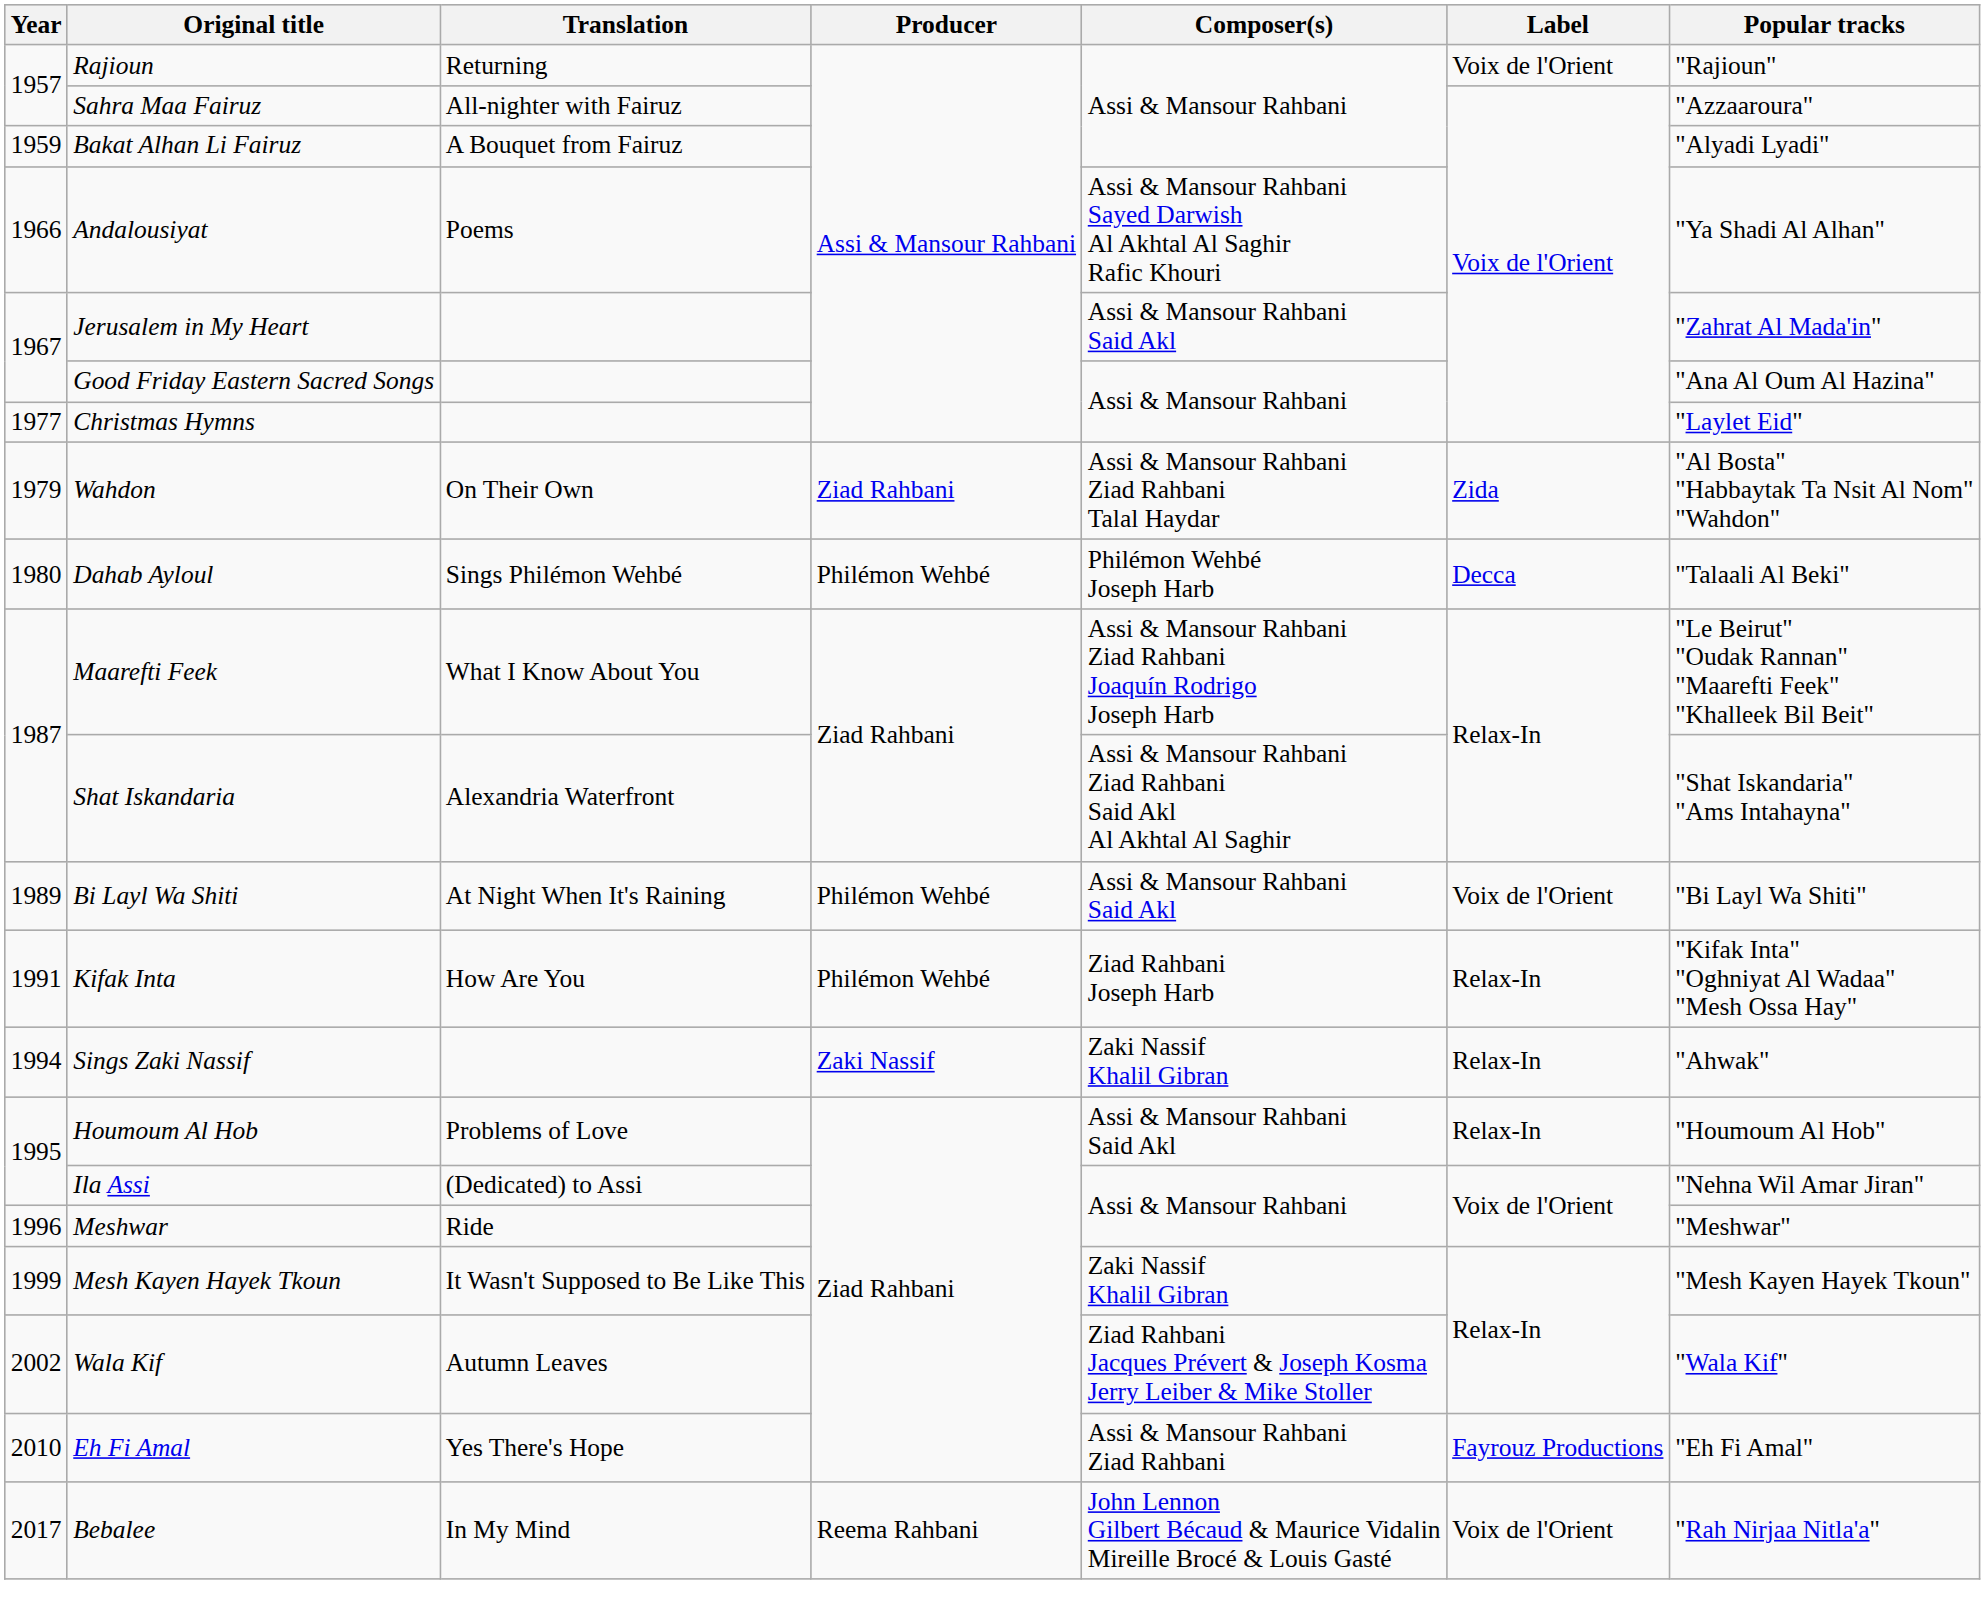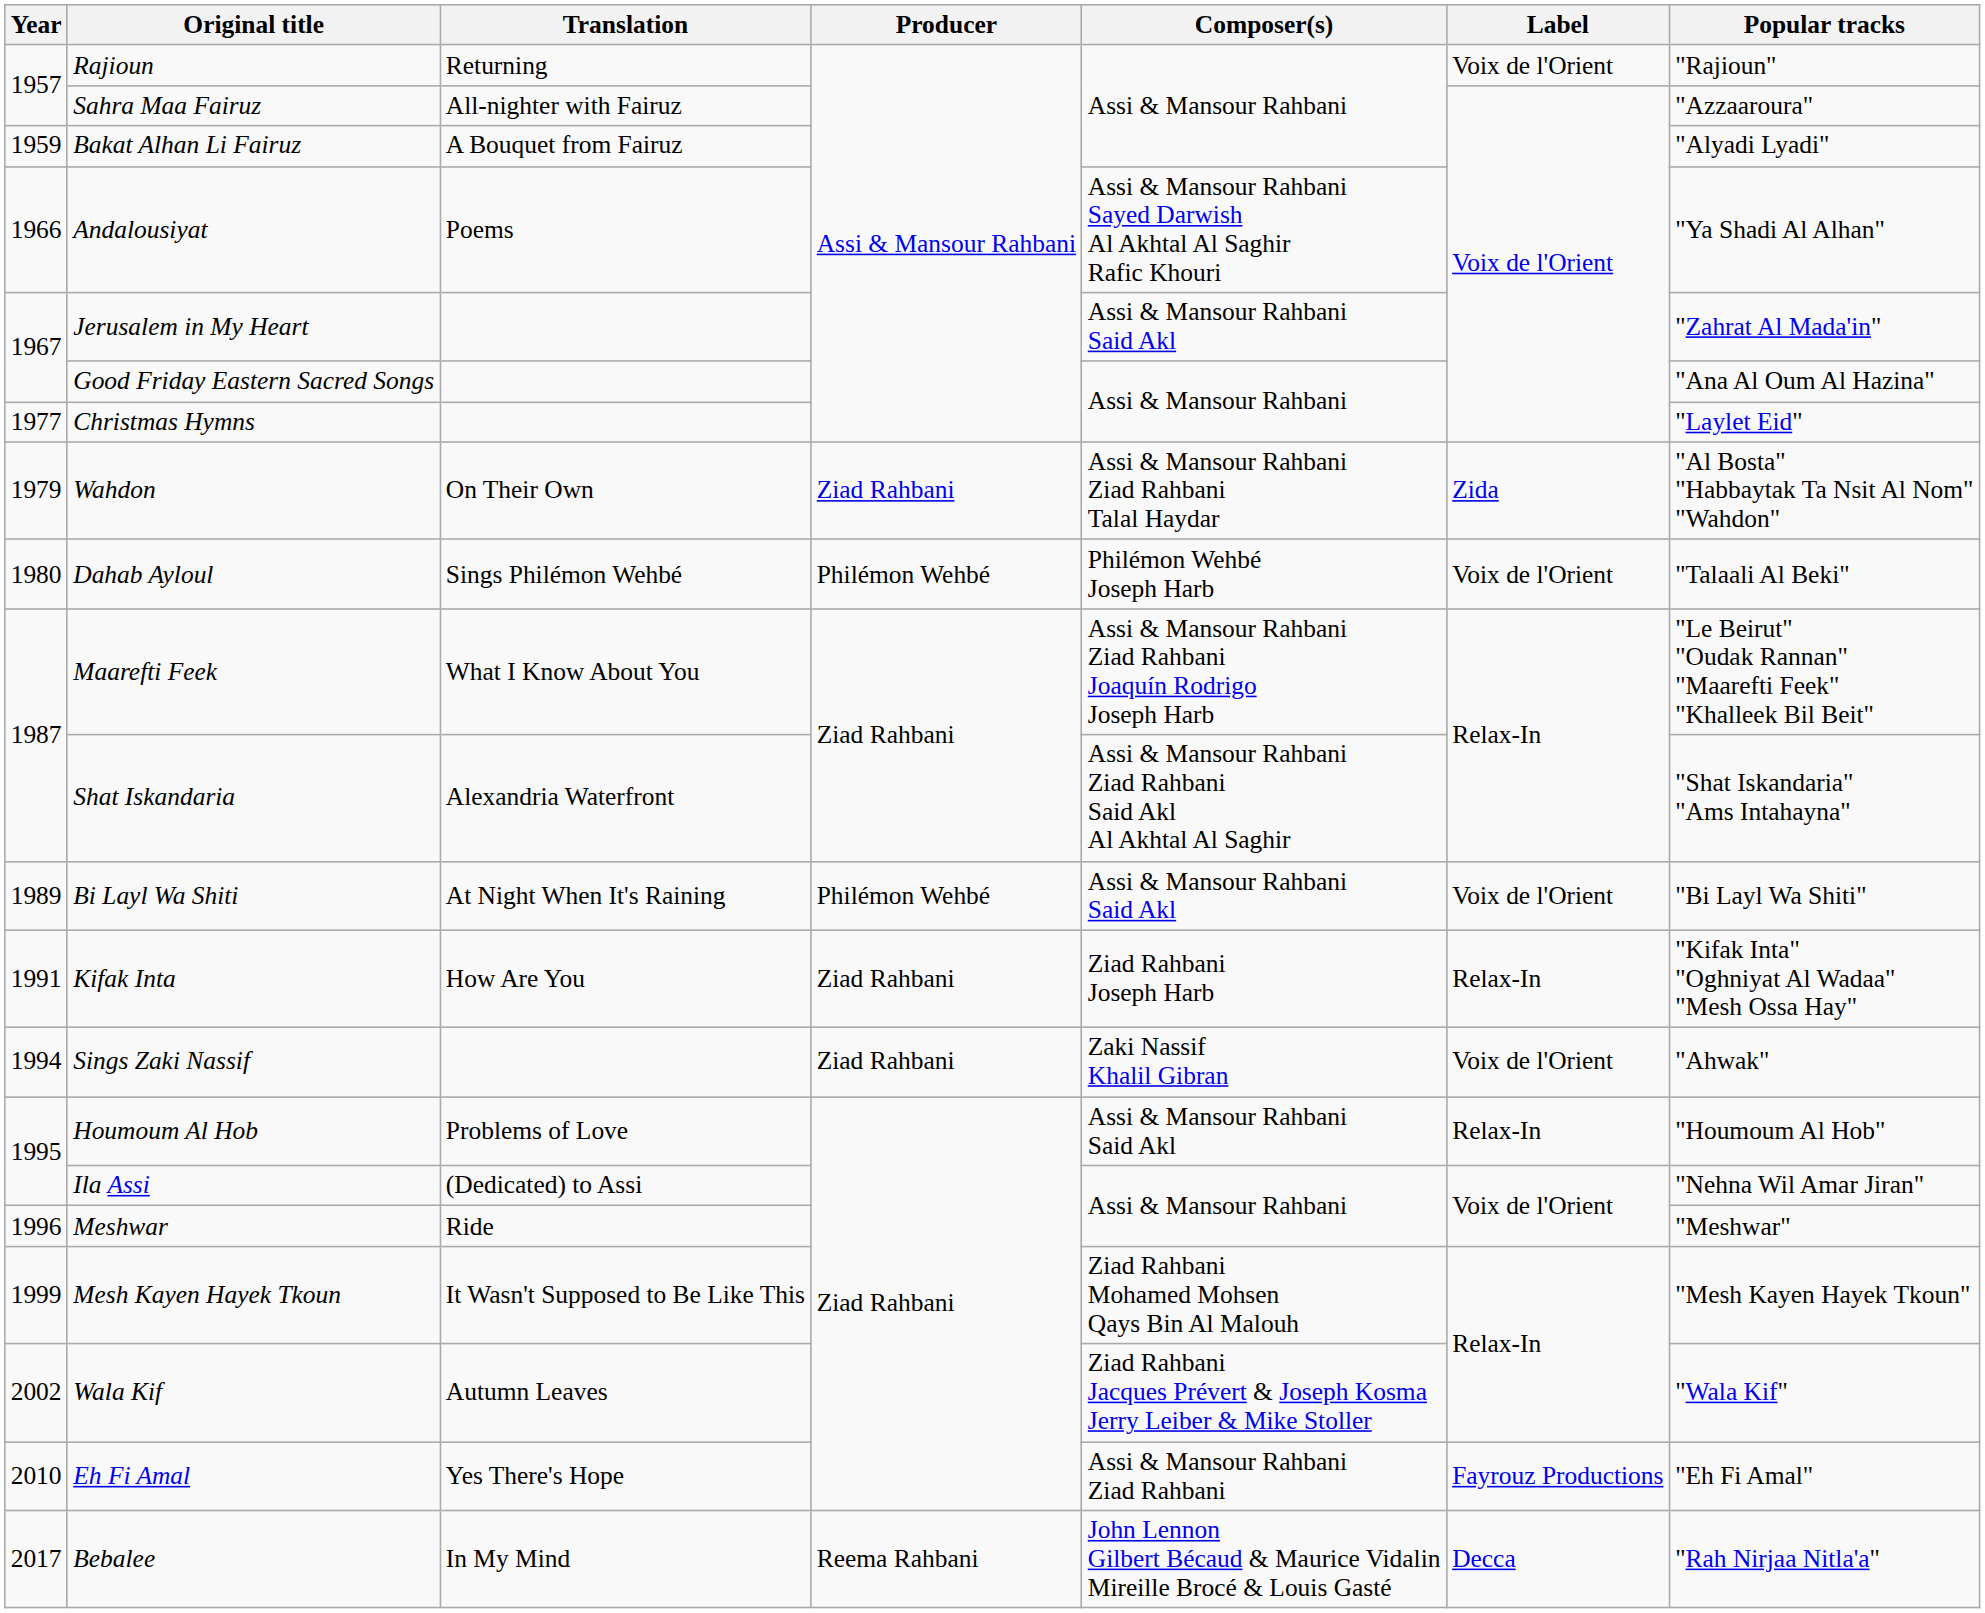(1484, 573) Decca -> (1533, 573) Voix de l'Orient
(903, 978) Philémon Wehbé -> (886, 978) Ziad Rahbani
(876, 1061) Zaki Nassif -> (886, 1061) Ziad Rahbani
(1497, 1061) Relax-In -> (1533, 1061) Voix de l'Orient
(1158, 1280) Zaki Nassif Khalil Gibran -> (1193, 1294) Ziad Rahbani Mohamed Mohsen Qays Bin Al Malouh
(1533, 1530) Voix de l'Orient -> (1484, 1558) Decca
